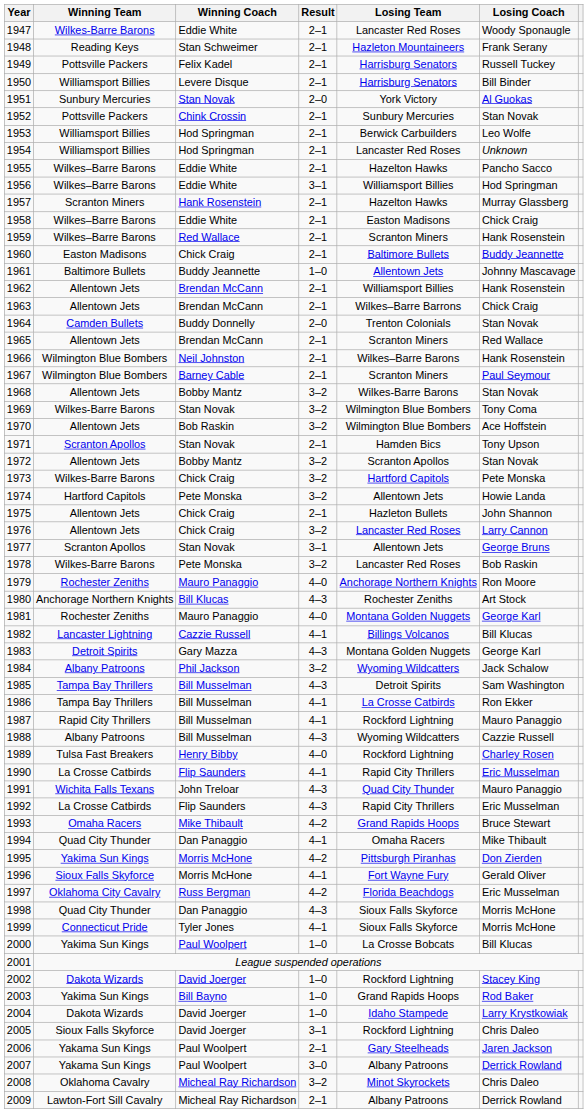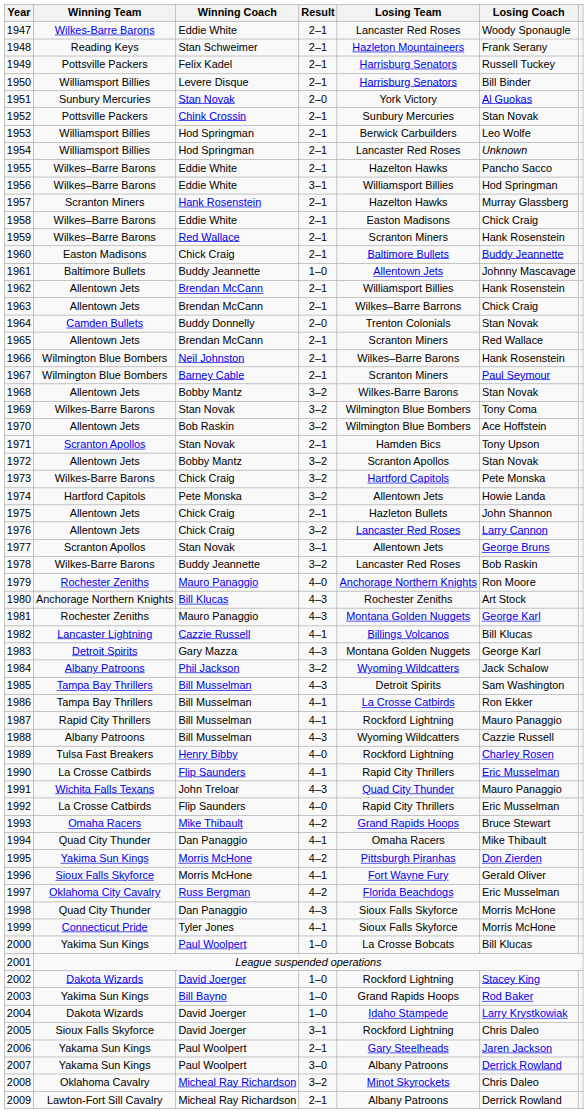(210, 565) Pete Monska -> (219, 565) Buddy Jeannette
(318, 617) 4–0 -> (318, 617) 4–3
(318, 806) 4–3 -> (318, 806) 4–0
